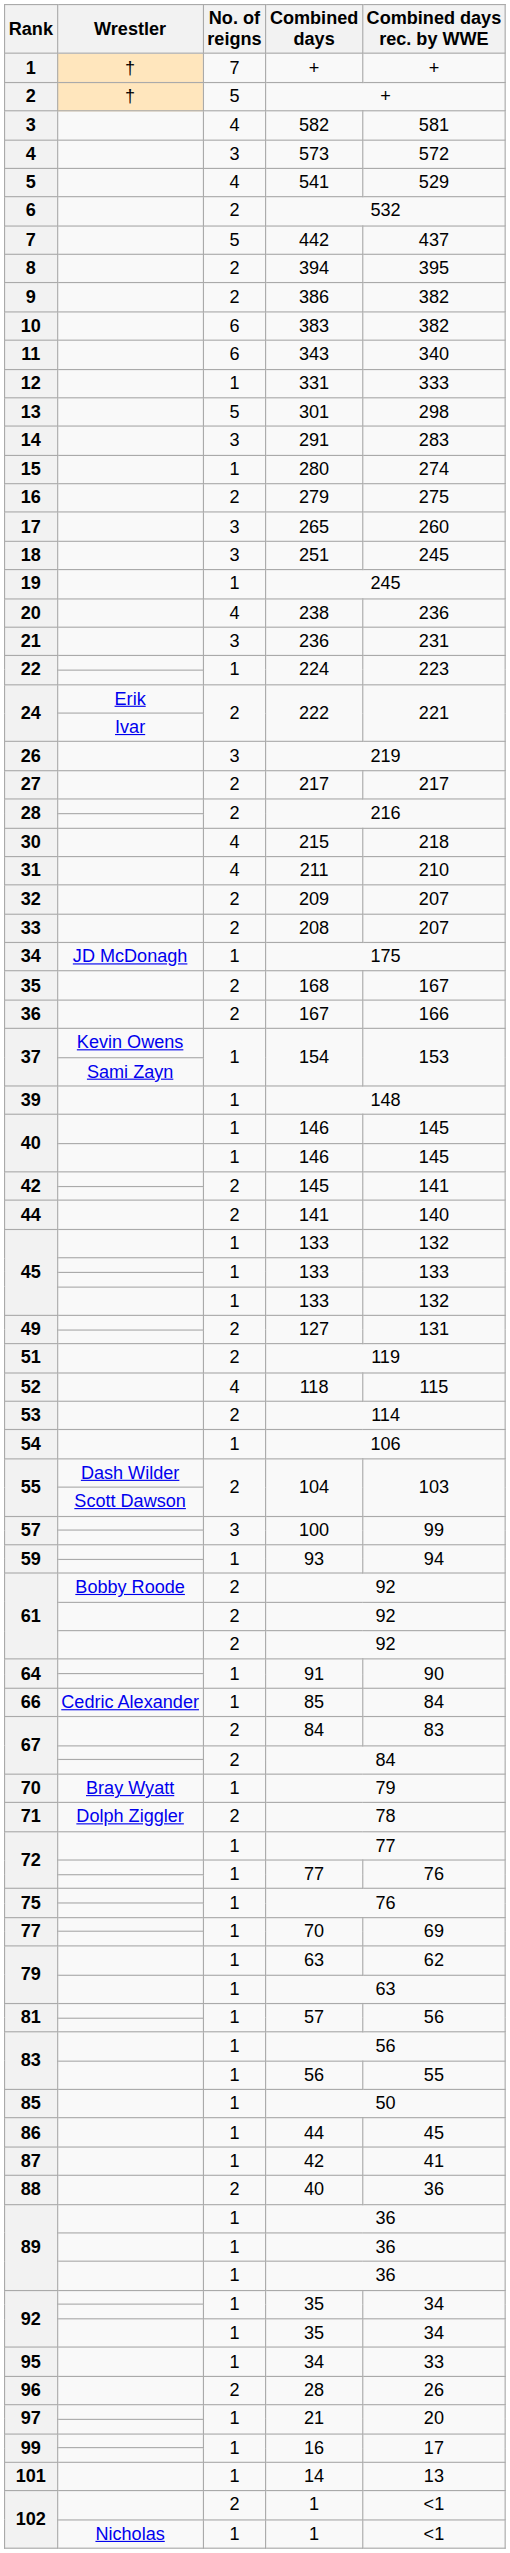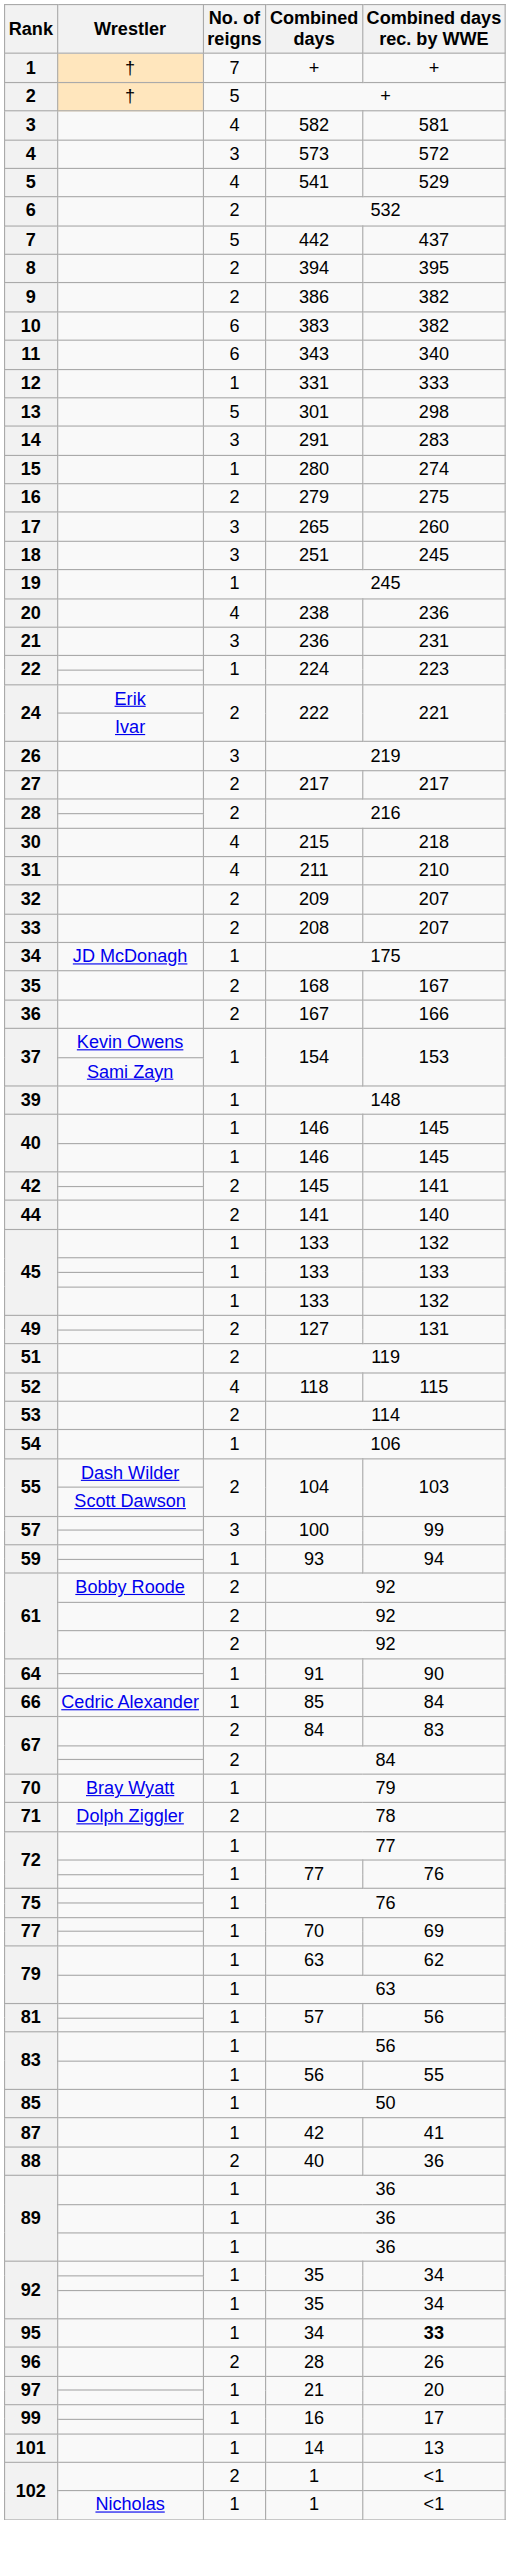- row: (31, 2132)
(434, 2361) normal -> (434, 2333) bold
